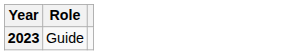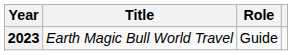+ column: (140, 15)
